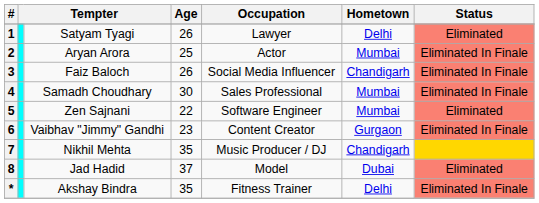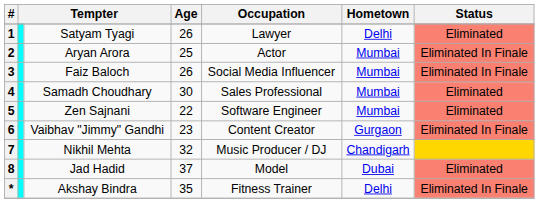(378, 72) Chandigarh -> (378, 72) Mumbai
(474, 92) Eliminated In Finale -> (474, 92) Eliminated
(186, 150) 35 -> (186, 150) 32
